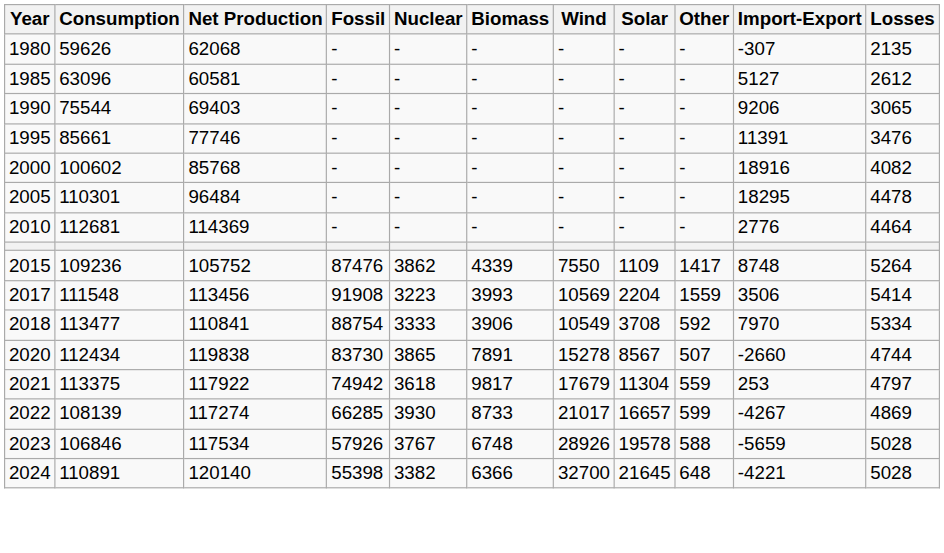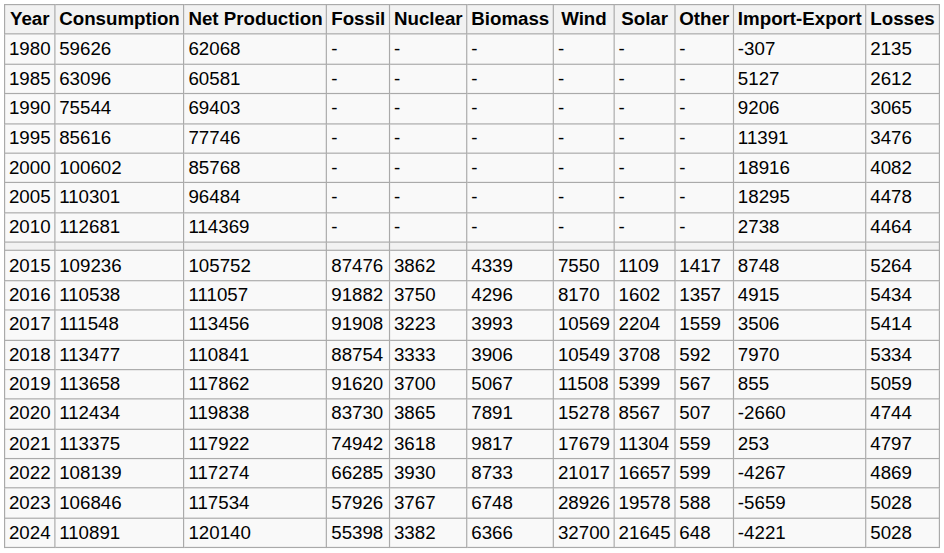(85, 138) 85661 -> (85, 138) 85616
(759, 227) 2776 -> (759, 227) 2738
+ row: (30, 295)
+ row: (30, 384)
